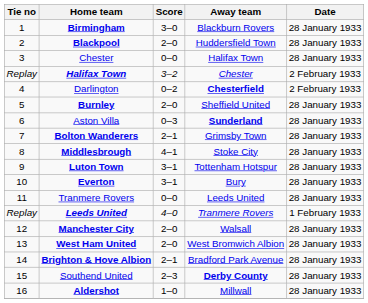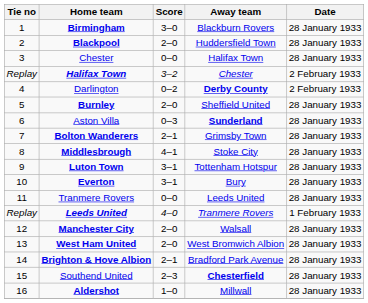(236, 89) Chesterfield -> (236, 89) Derby County
(236, 275) Derby County -> (236, 275) Chesterfield
